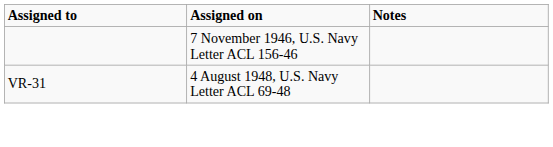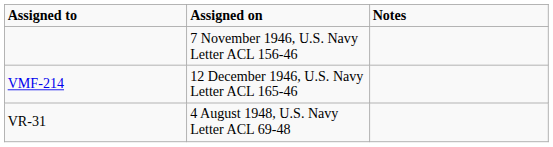+ row: (36, 84)
